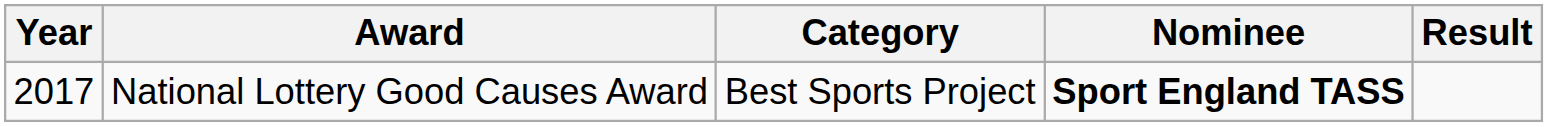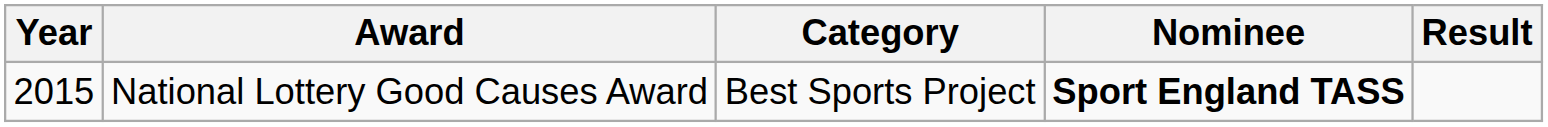(54, 90) 2017 -> (54, 90) 2015
